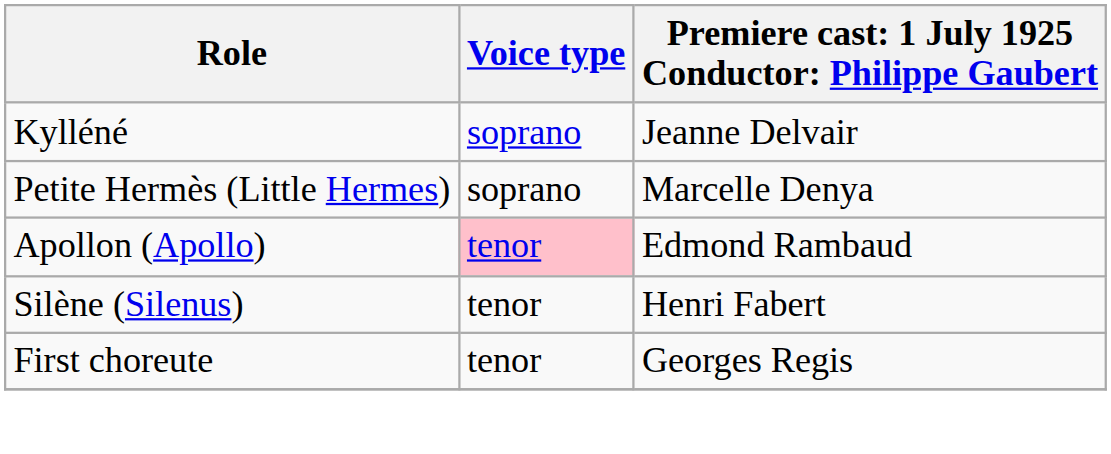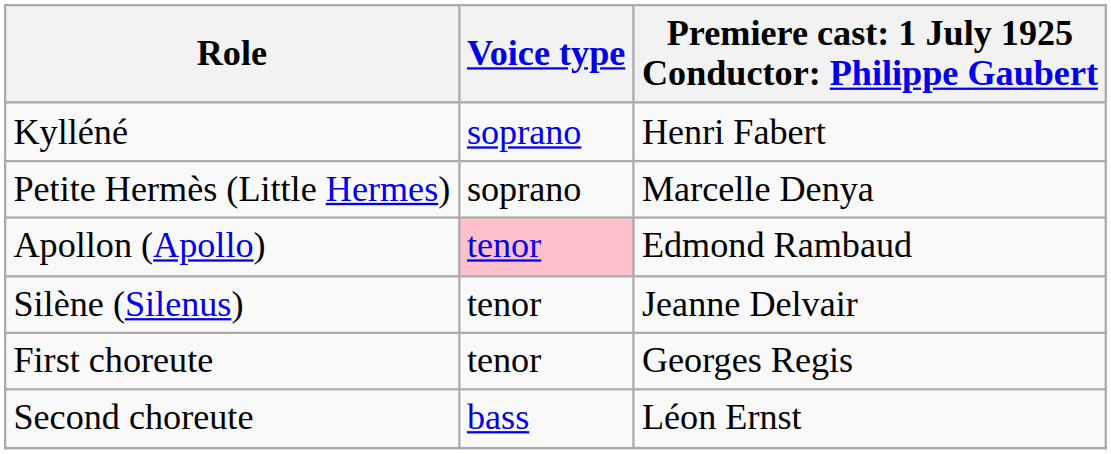(750, 131) Jeanne Delvair -> (734, 131) Henri Fabert
(734, 303) Henri Fabert -> (750, 303) Jeanne Delvair
+ row: (133, 417)
